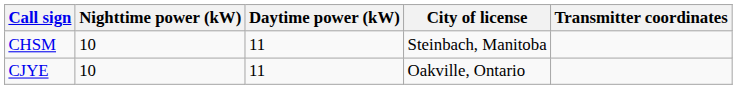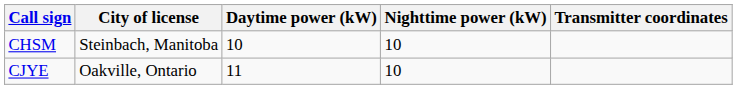columns swapped: (477, 17) <-> (160, 17)
(257, 44) 11 -> (234, 44) 10
